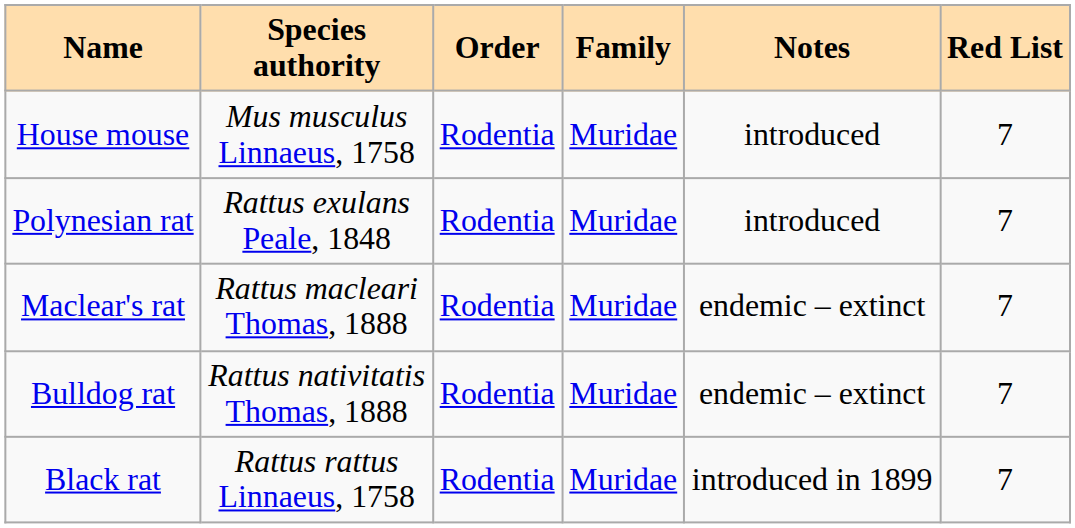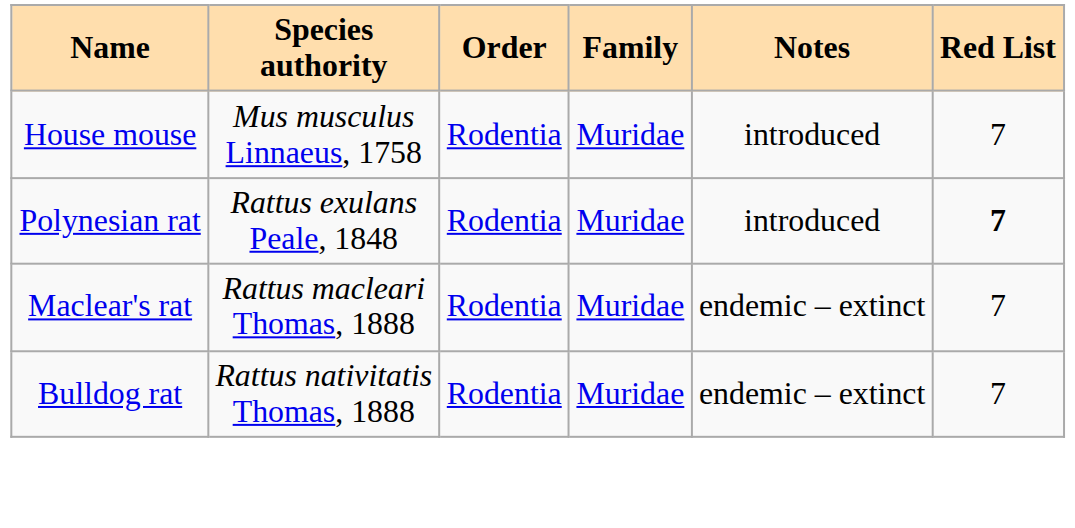(1005, 221) normal -> (998, 221) bold
- row: (103, 479)
